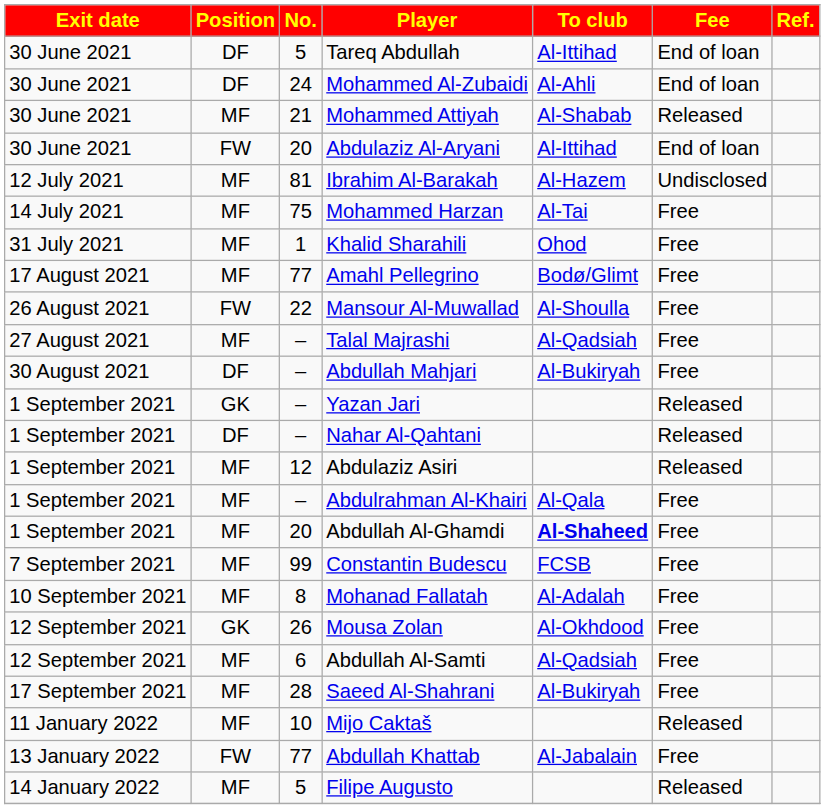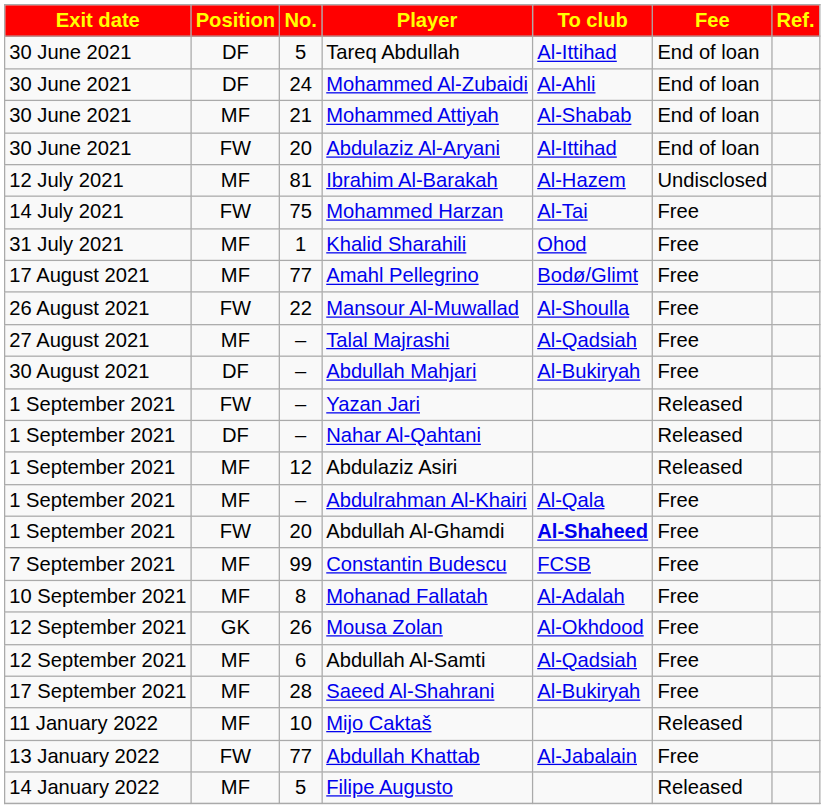(700, 116) Released -> (708, 116) End of loan
(235, 212) MF -> (235, 212) FW
(235, 404) GK -> (235, 404) FW
(235, 532) MF -> (235, 532) FW
